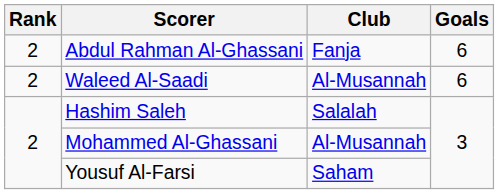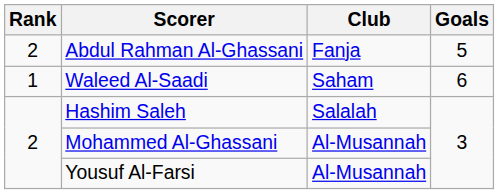(462, 50) 6 -> (462, 50) 5
(33, 81) 2 -> (33, 81) 1
(369, 81) Al-Musannah -> (343, 81) Saham
(343, 173) Saham -> (369, 173) Al-Musannah
